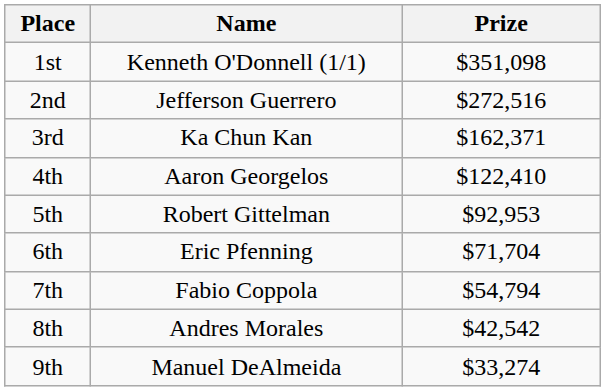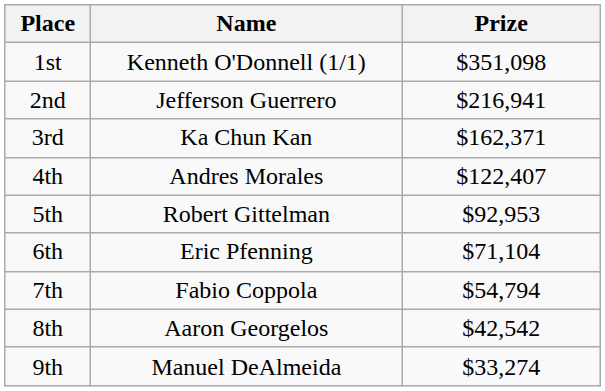(501, 99) $272,516 -> (501, 99) $216,941
(246, 175) Aaron Georgelos -> (246, 175) Andres Morales
(501, 175) $122,410 -> (501, 175) $122,407
(501, 251) $71,704 -> (501, 251) $71,104
(246, 328) Andres Morales -> (246, 328) Aaron Georgelos
